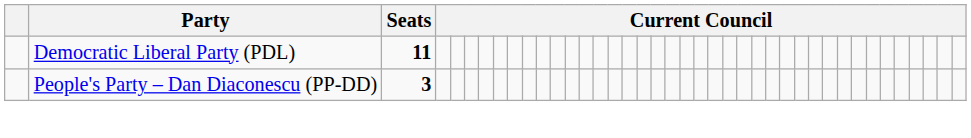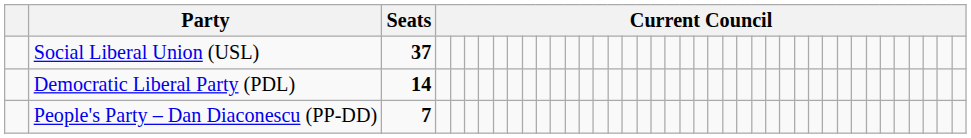+ row: (147, 52)
(422, 52) 11 -> (421, 84) 14
(426, 84) 3 -> (426, 116) 7
